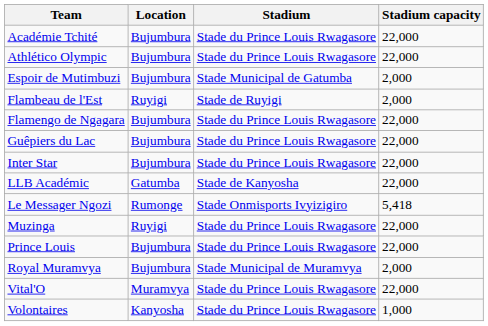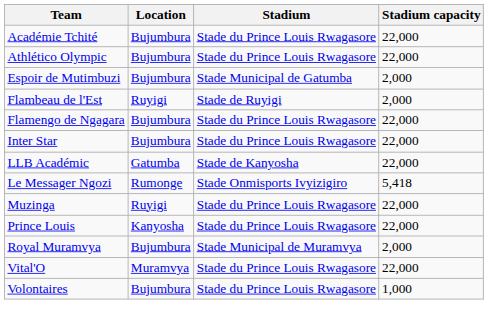- row: (51, 141)
(161, 246) Bujumbura -> (157, 225) Kanyosha
(157, 309) Kanyosha -> (161, 288) Bujumbura
